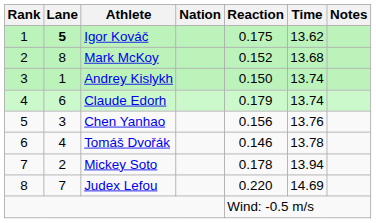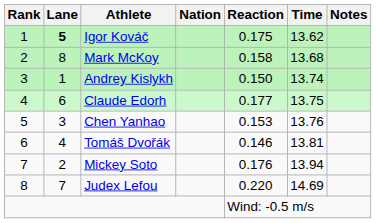(256, 57) 0.152 -> (256, 57) 0.158
(256, 100) 0.179 -> (256, 100) 0.177
(307, 100) 13.74 -> (307, 100) 13.75
(256, 121) 0.156 -> (256, 121) 0.153
(307, 143) 13.78 -> (307, 143) 13.81
(256, 164) 0.178 -> (256, 164) 0.176
